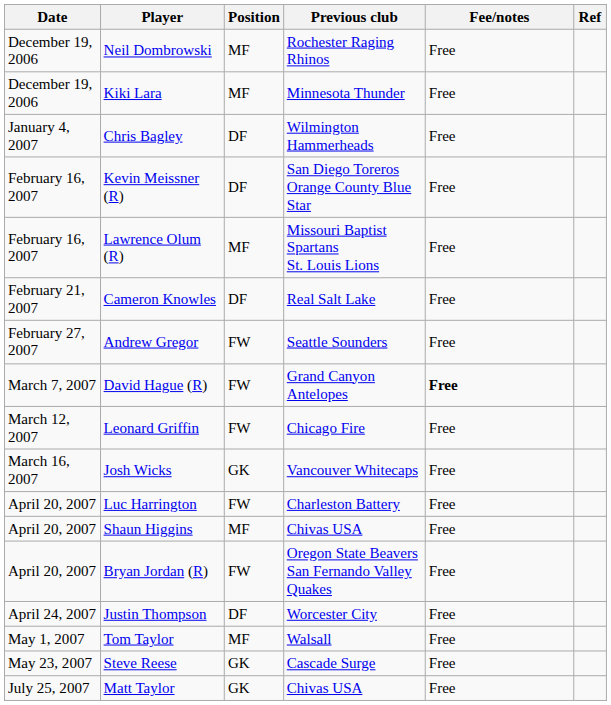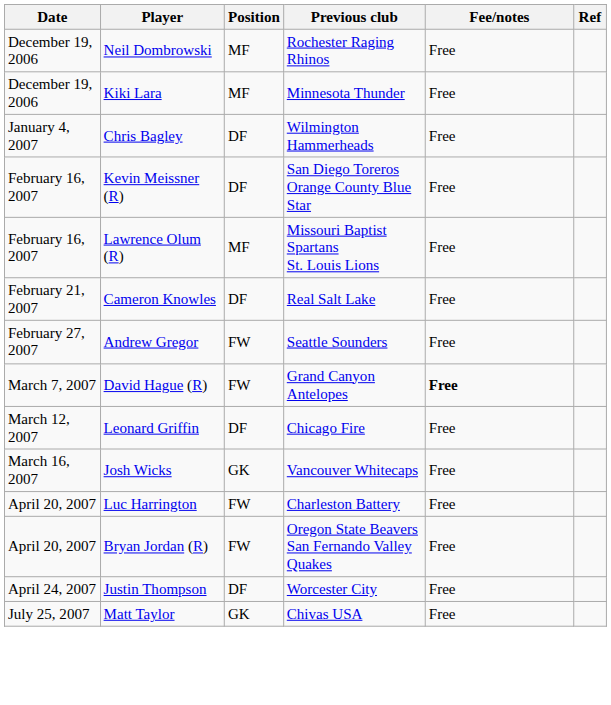(239, 427) FW -> (238, 427) DF
- row: (148, 528)
- row: (139, 638)
- row: (140, 663)
